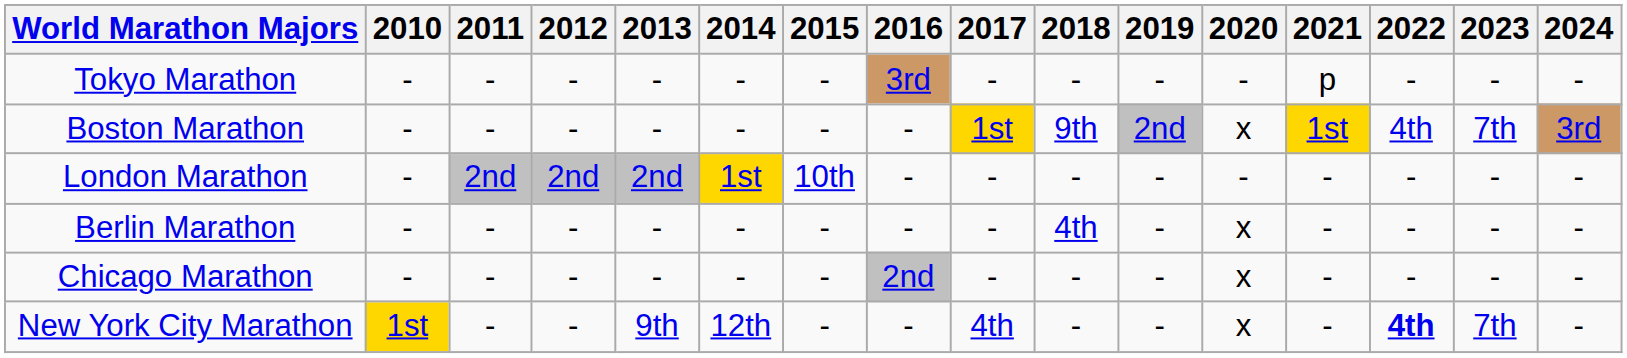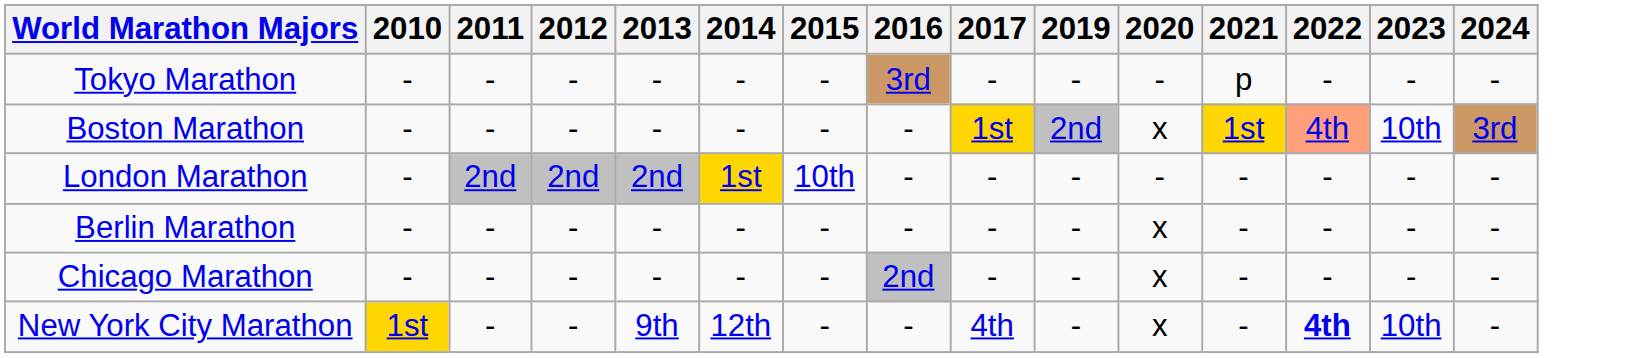- column: (1076, 29)
(1411, 128) no background -> (1327, 128) lightsalmon background
(1495, 128) 7th -> (1411, 128) 10th
(1495, 326) 7th -> (1411, 326) 10th
